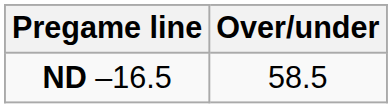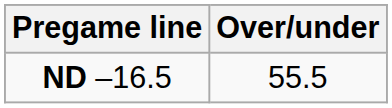(298, 77) 58.5 -> (298, 77) 55.5
